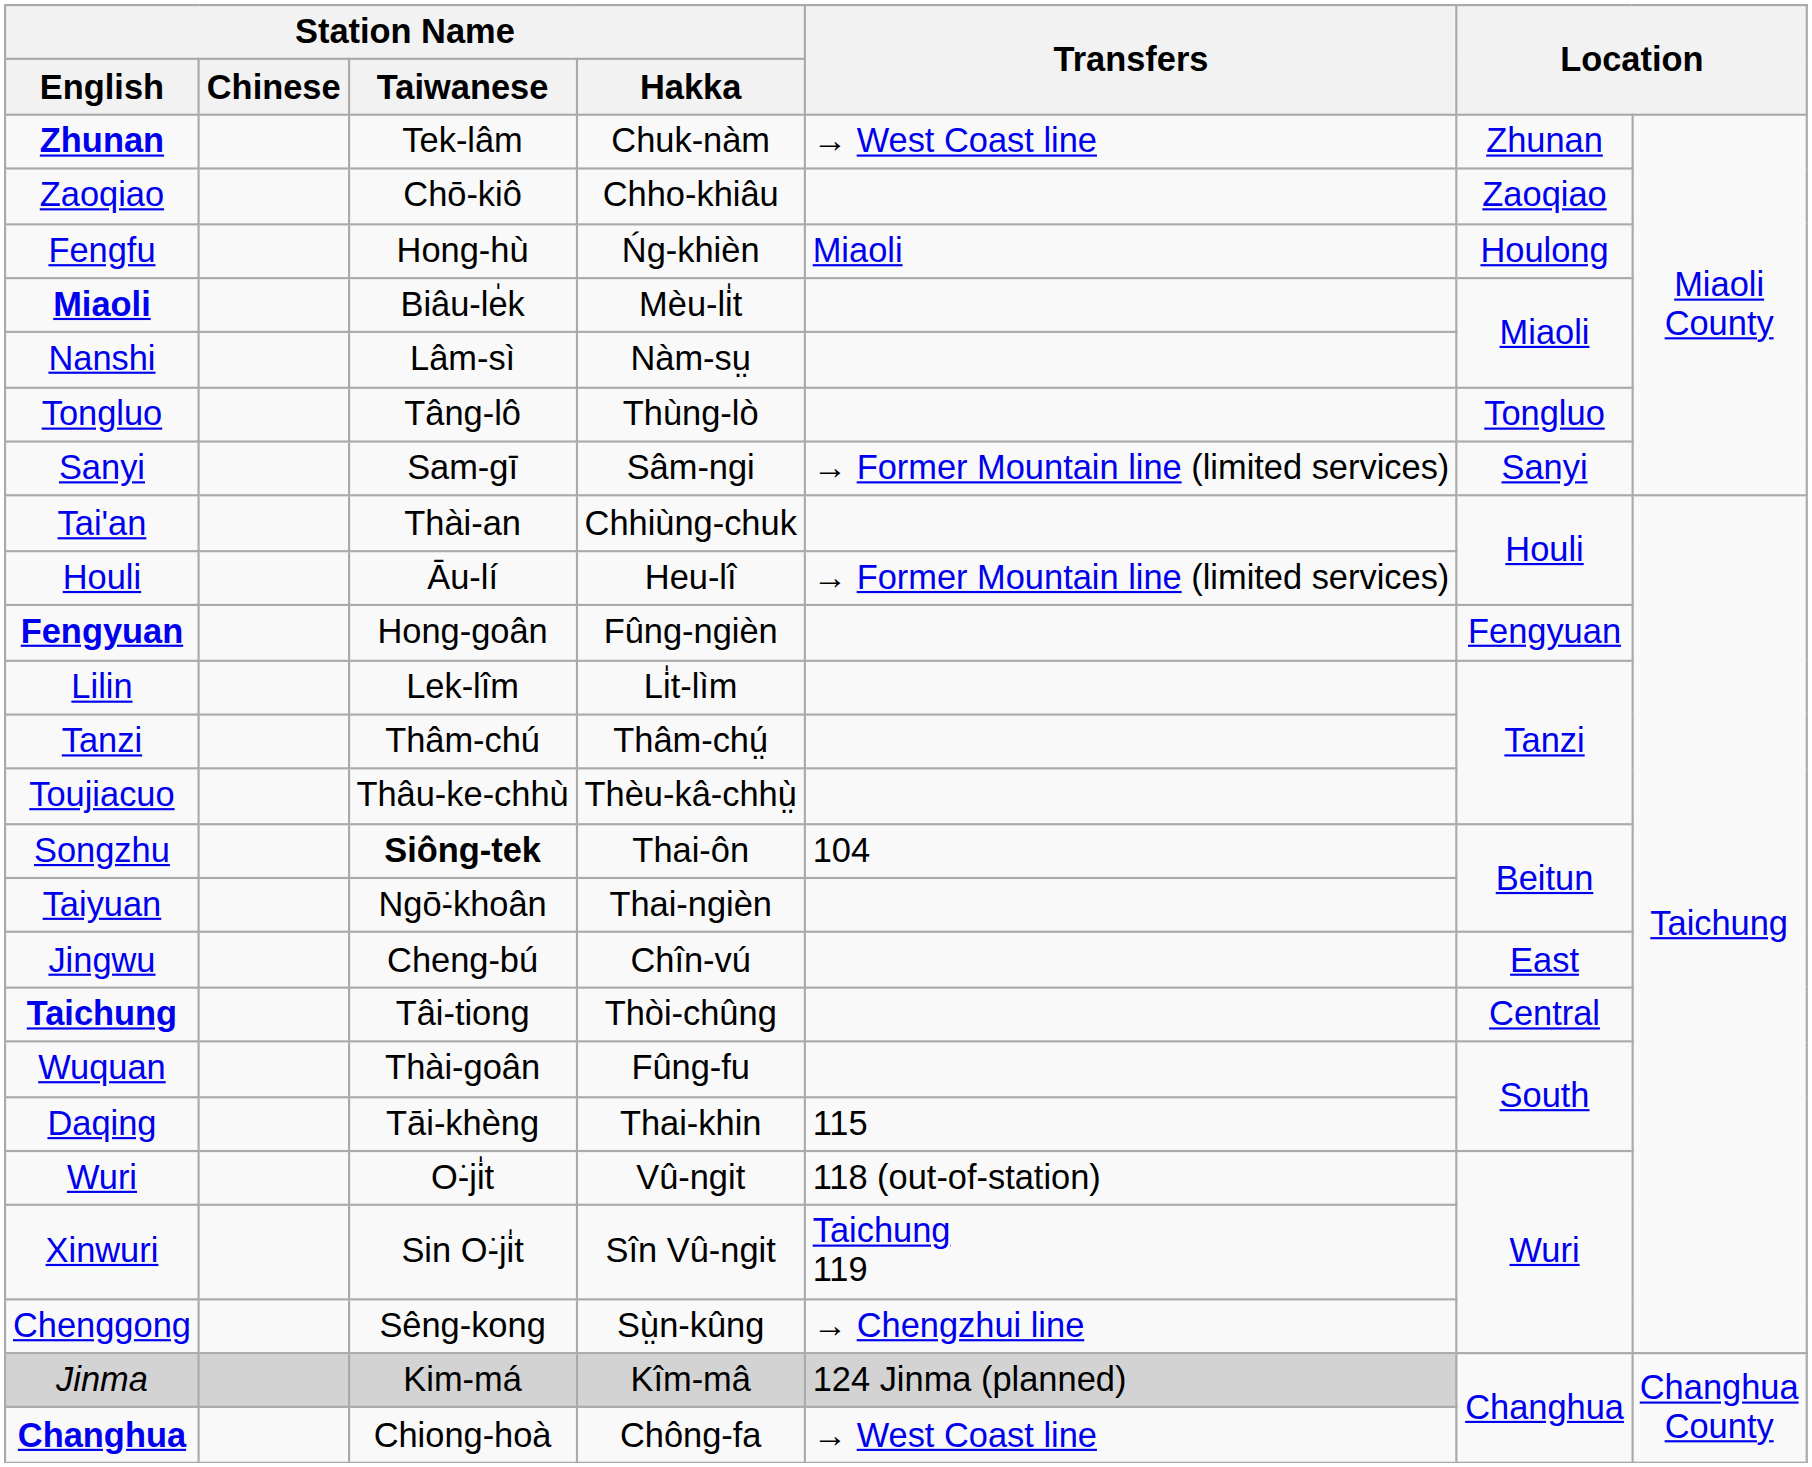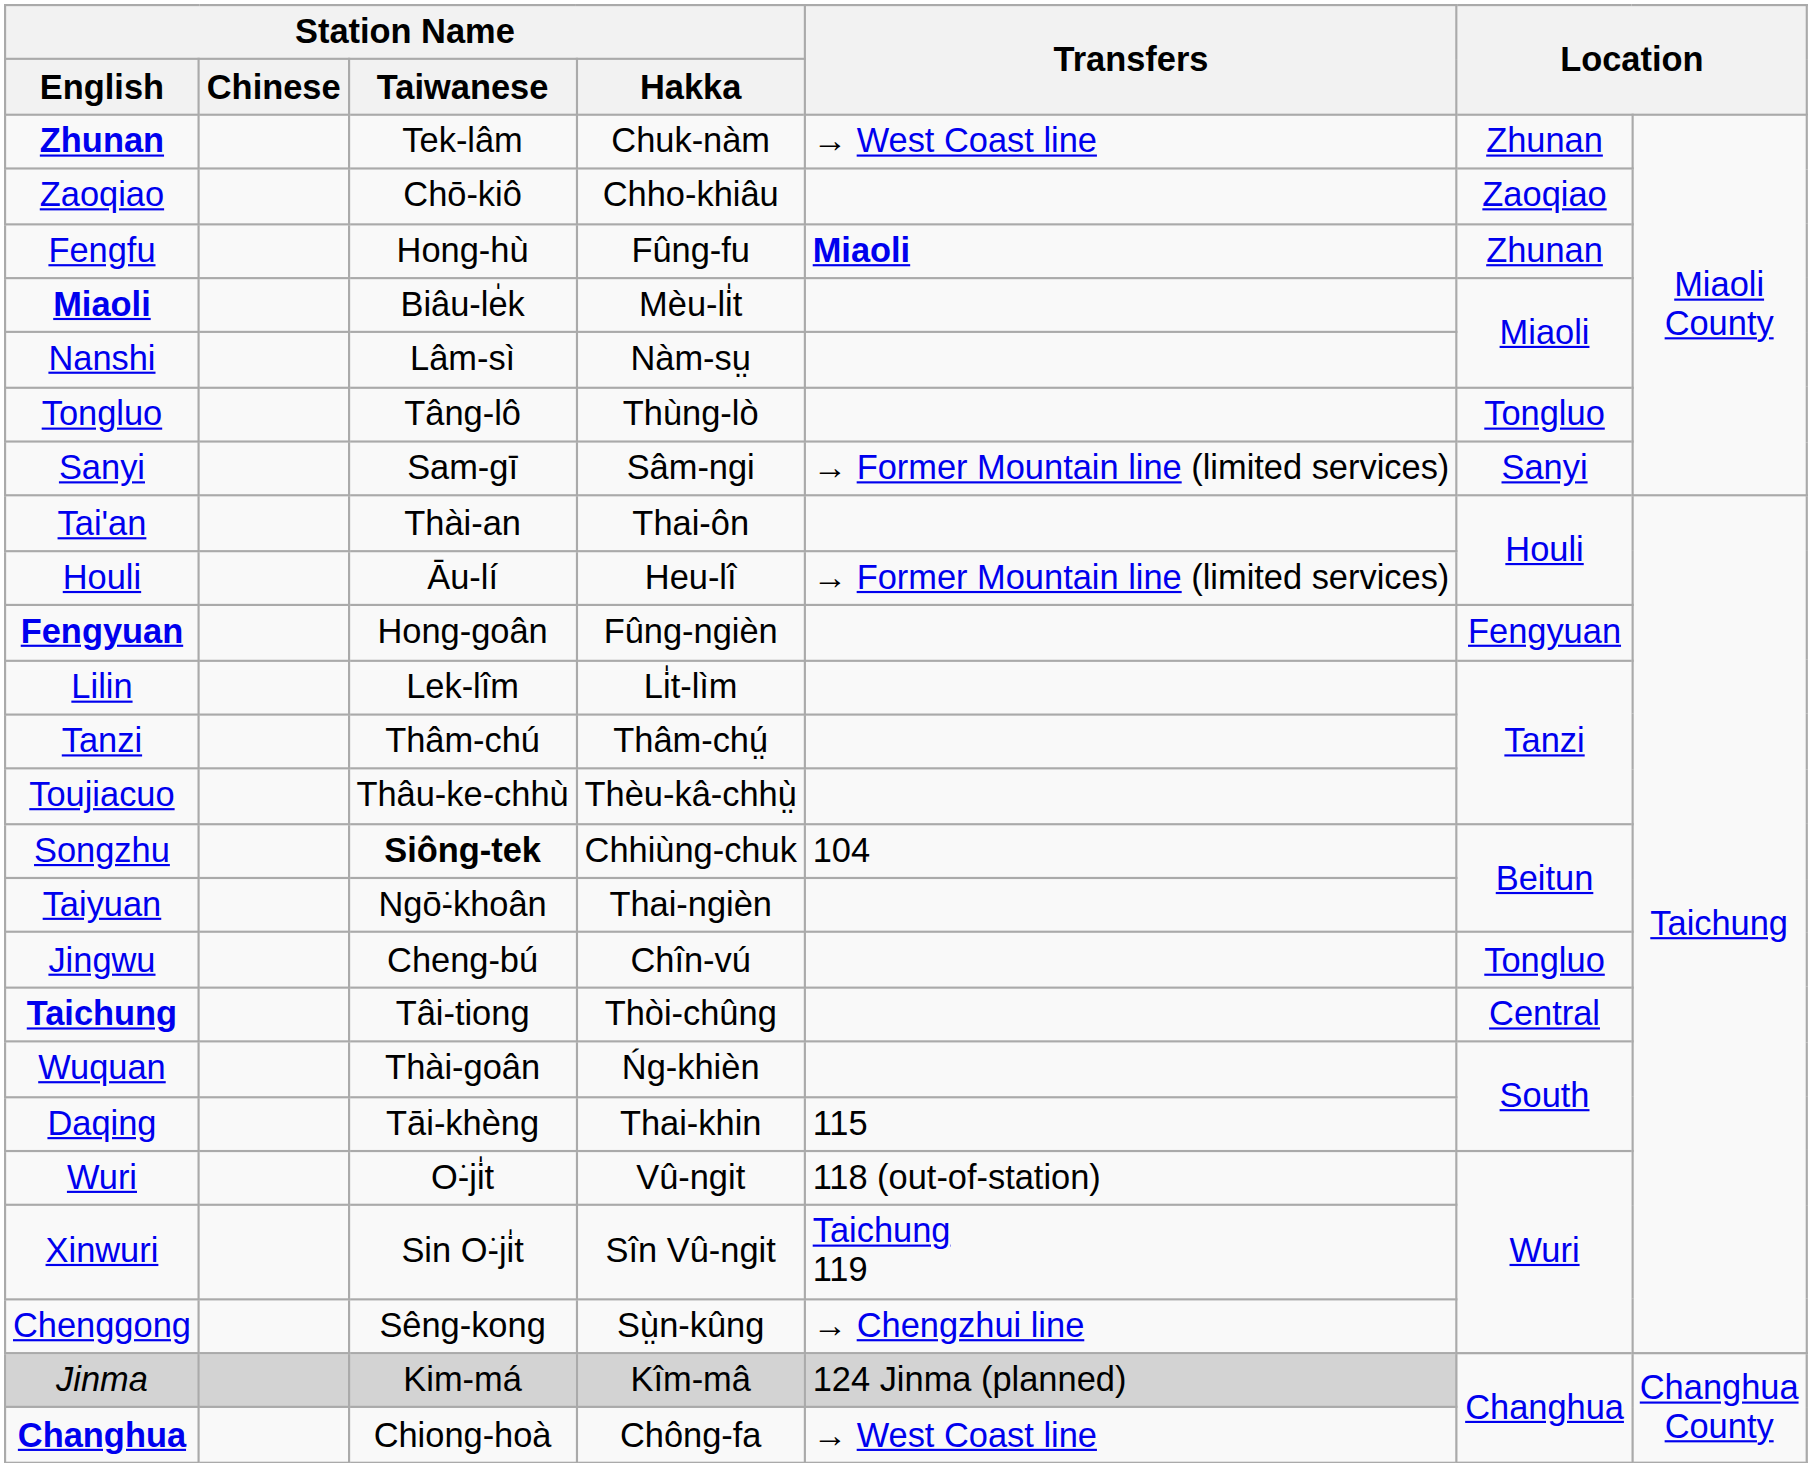(691, 250) Ńg-khièn -> (691, 250) Fûng-fu
(858, 250) normal -> (861, 250) bold
(1545, 250) Houlong -> (1545, 250) Zhunan
(691, 522) Chhiùng-chuk -> (691, 522) Thai-ôn
(691, 850) Thai-ôn -> (691, 850) Chhiùng-chuk
(1545, 959) East -> (1545, 959) Tongluo
(691, 1068) Fûng-fu -> (691, 1068) Ńg-khièn
